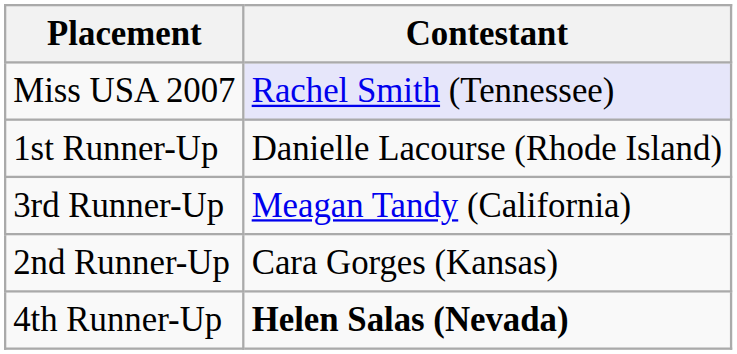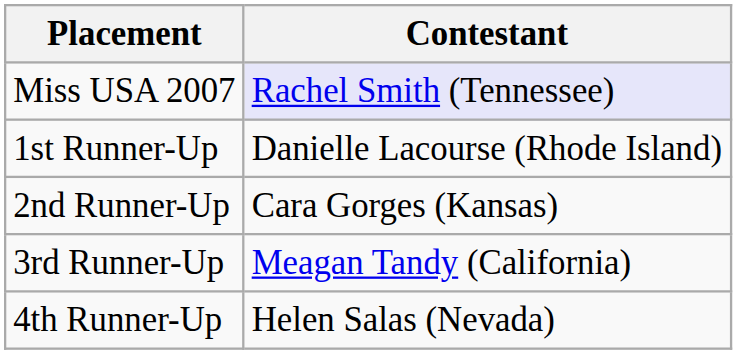rows swapped: (122, 262) <-> (119, 205)
(410, 320) bold -> (403, 320) normal
